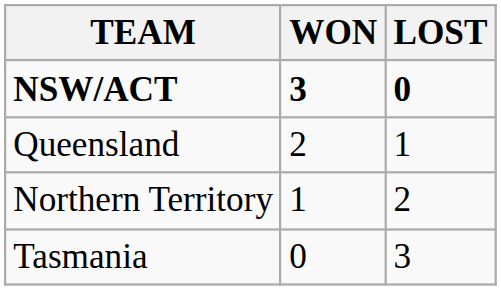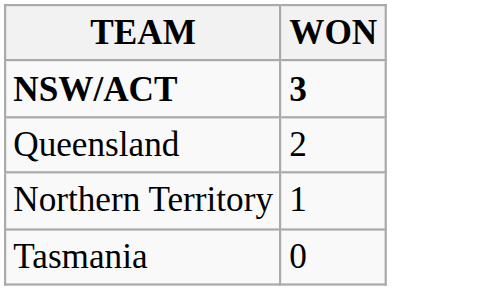- column: (440, 32)
